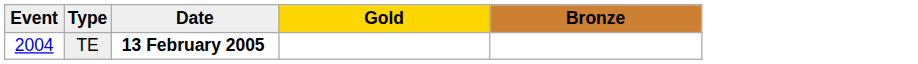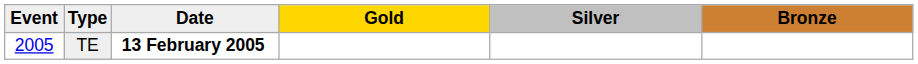+ column: (596, 18)
(34, 45) 2004 -> (34, 45) 2005
